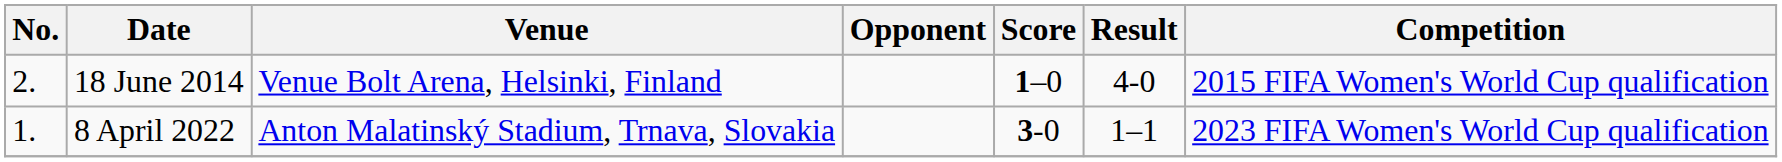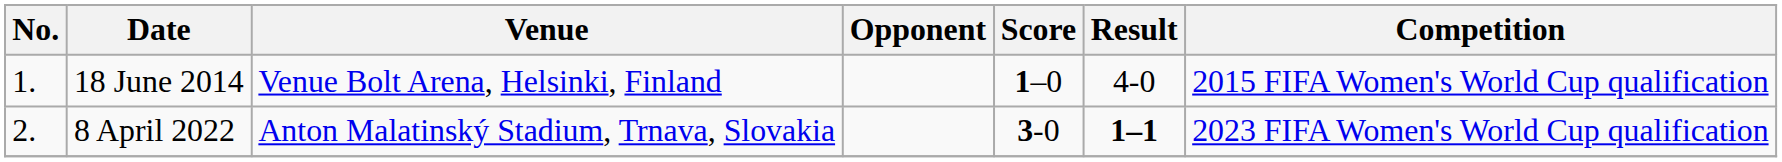(24, 80) 2. -> (24, 80) 1.
(24, 130) 1. -> (24, 130) 2.
(1134, 130) normal -> (1134, 130) bold
